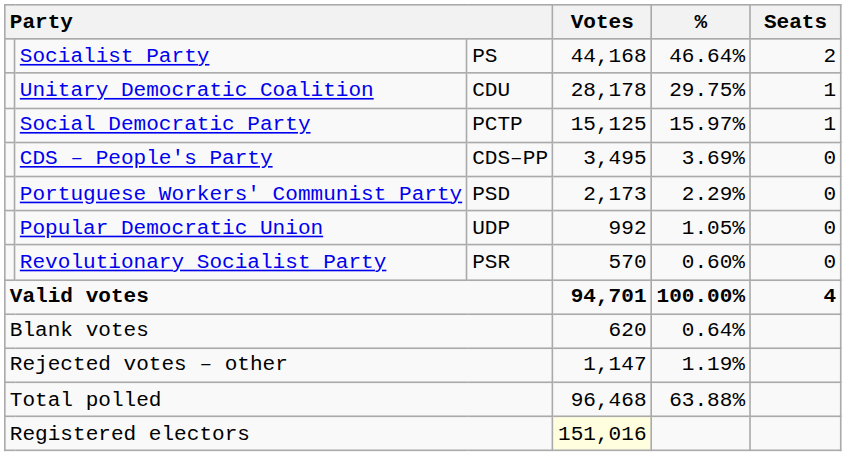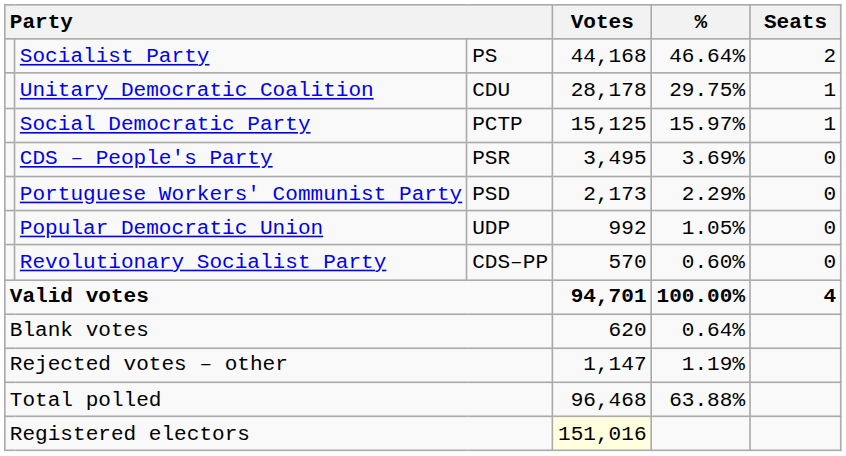(510, 159) CDS–PP -> (491, 159) PSR
(491, 262) PSR -> (510, 262) CDS–PP
